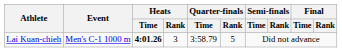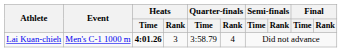(233, 40) 5 -> (233, 40) 4
